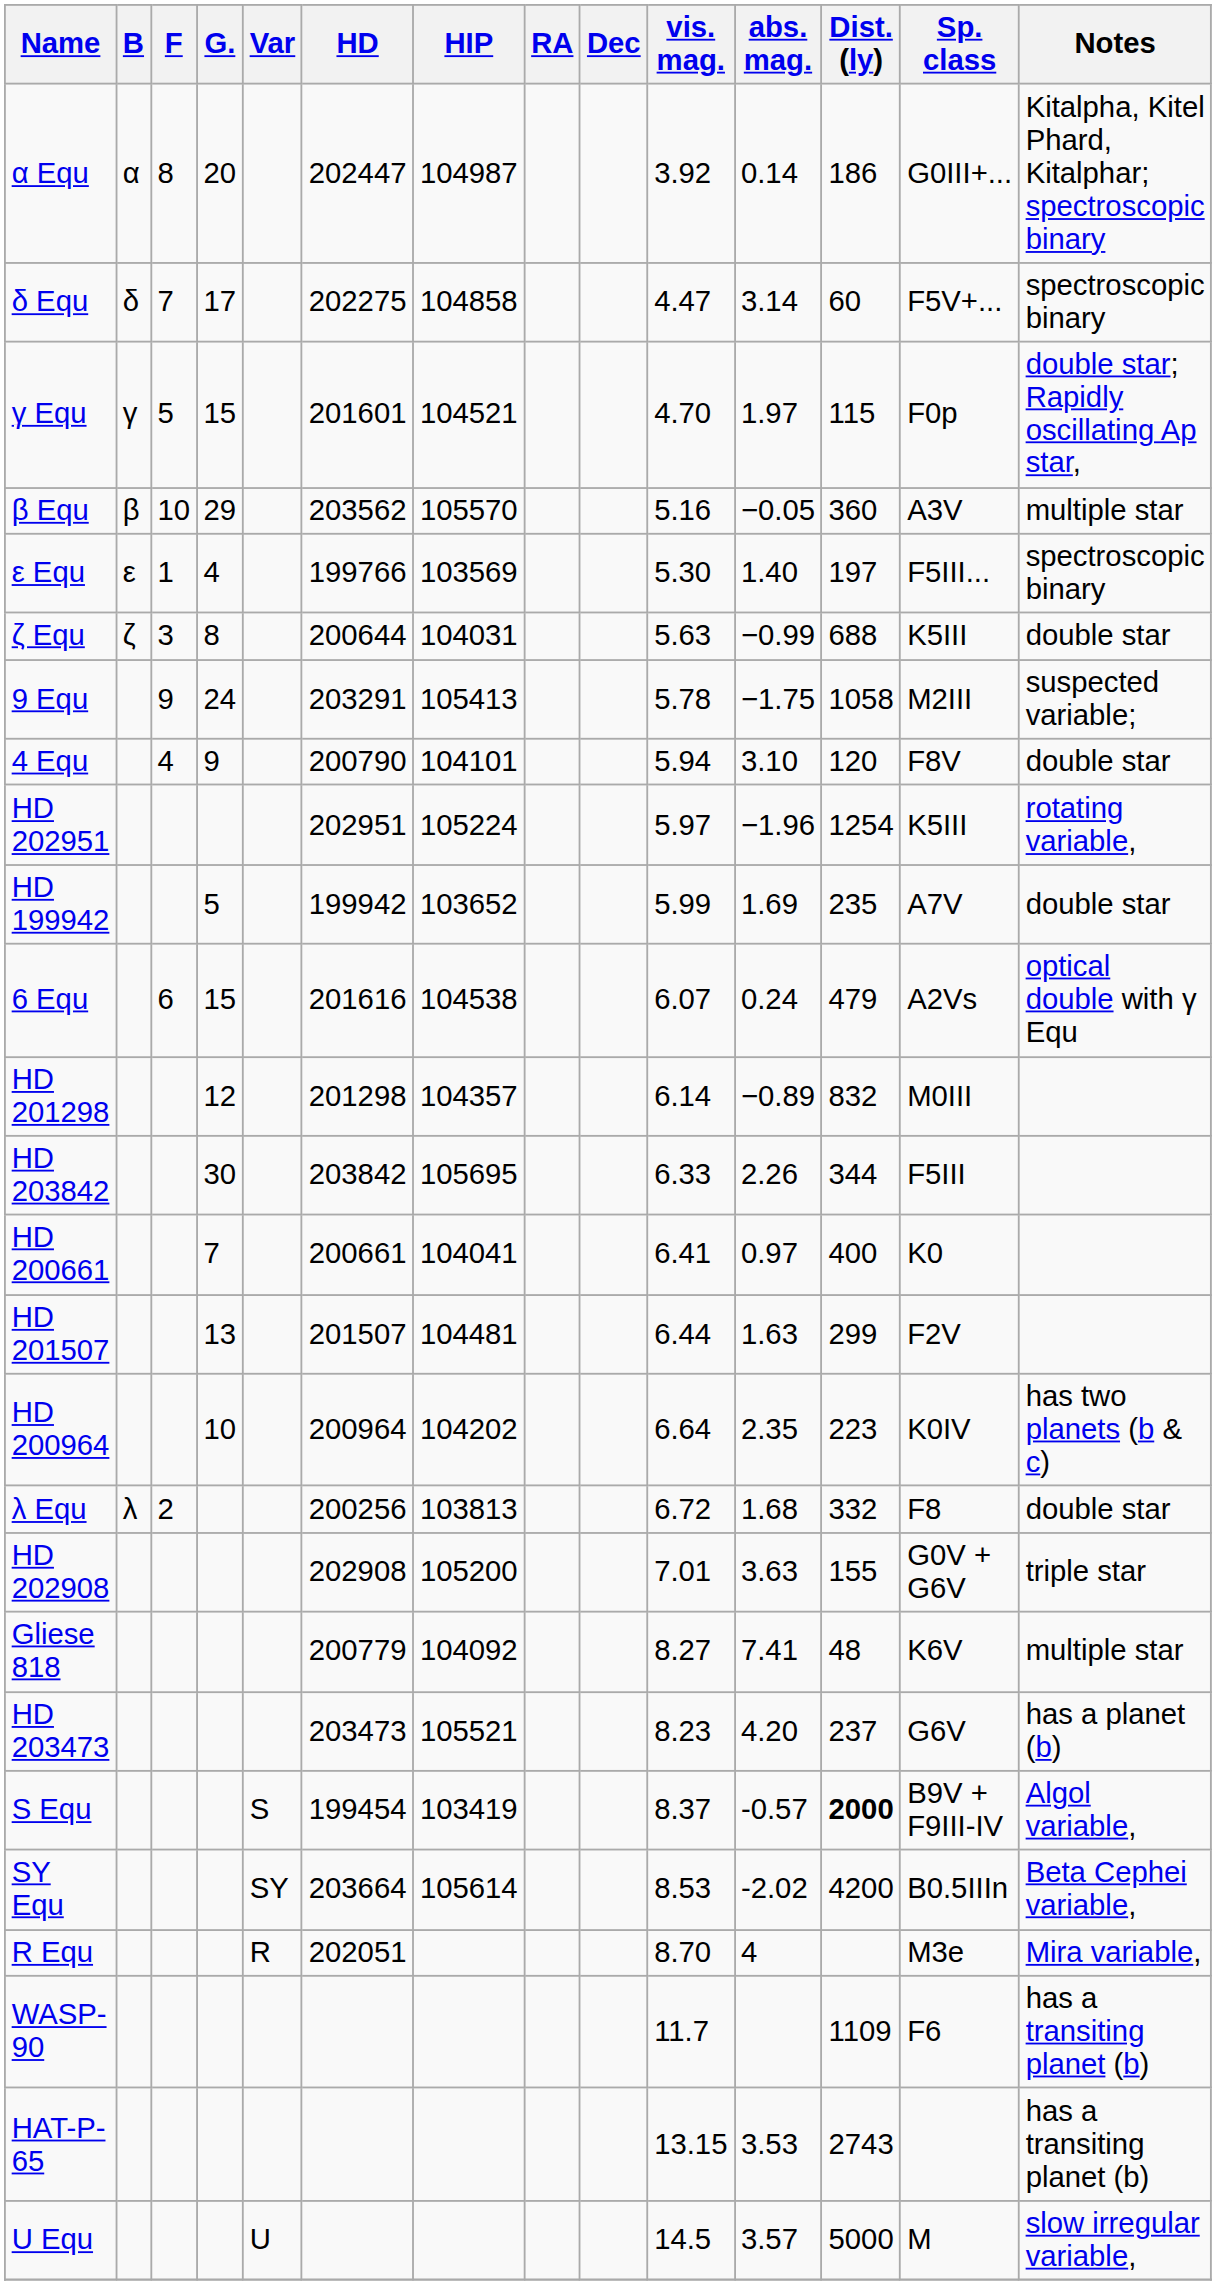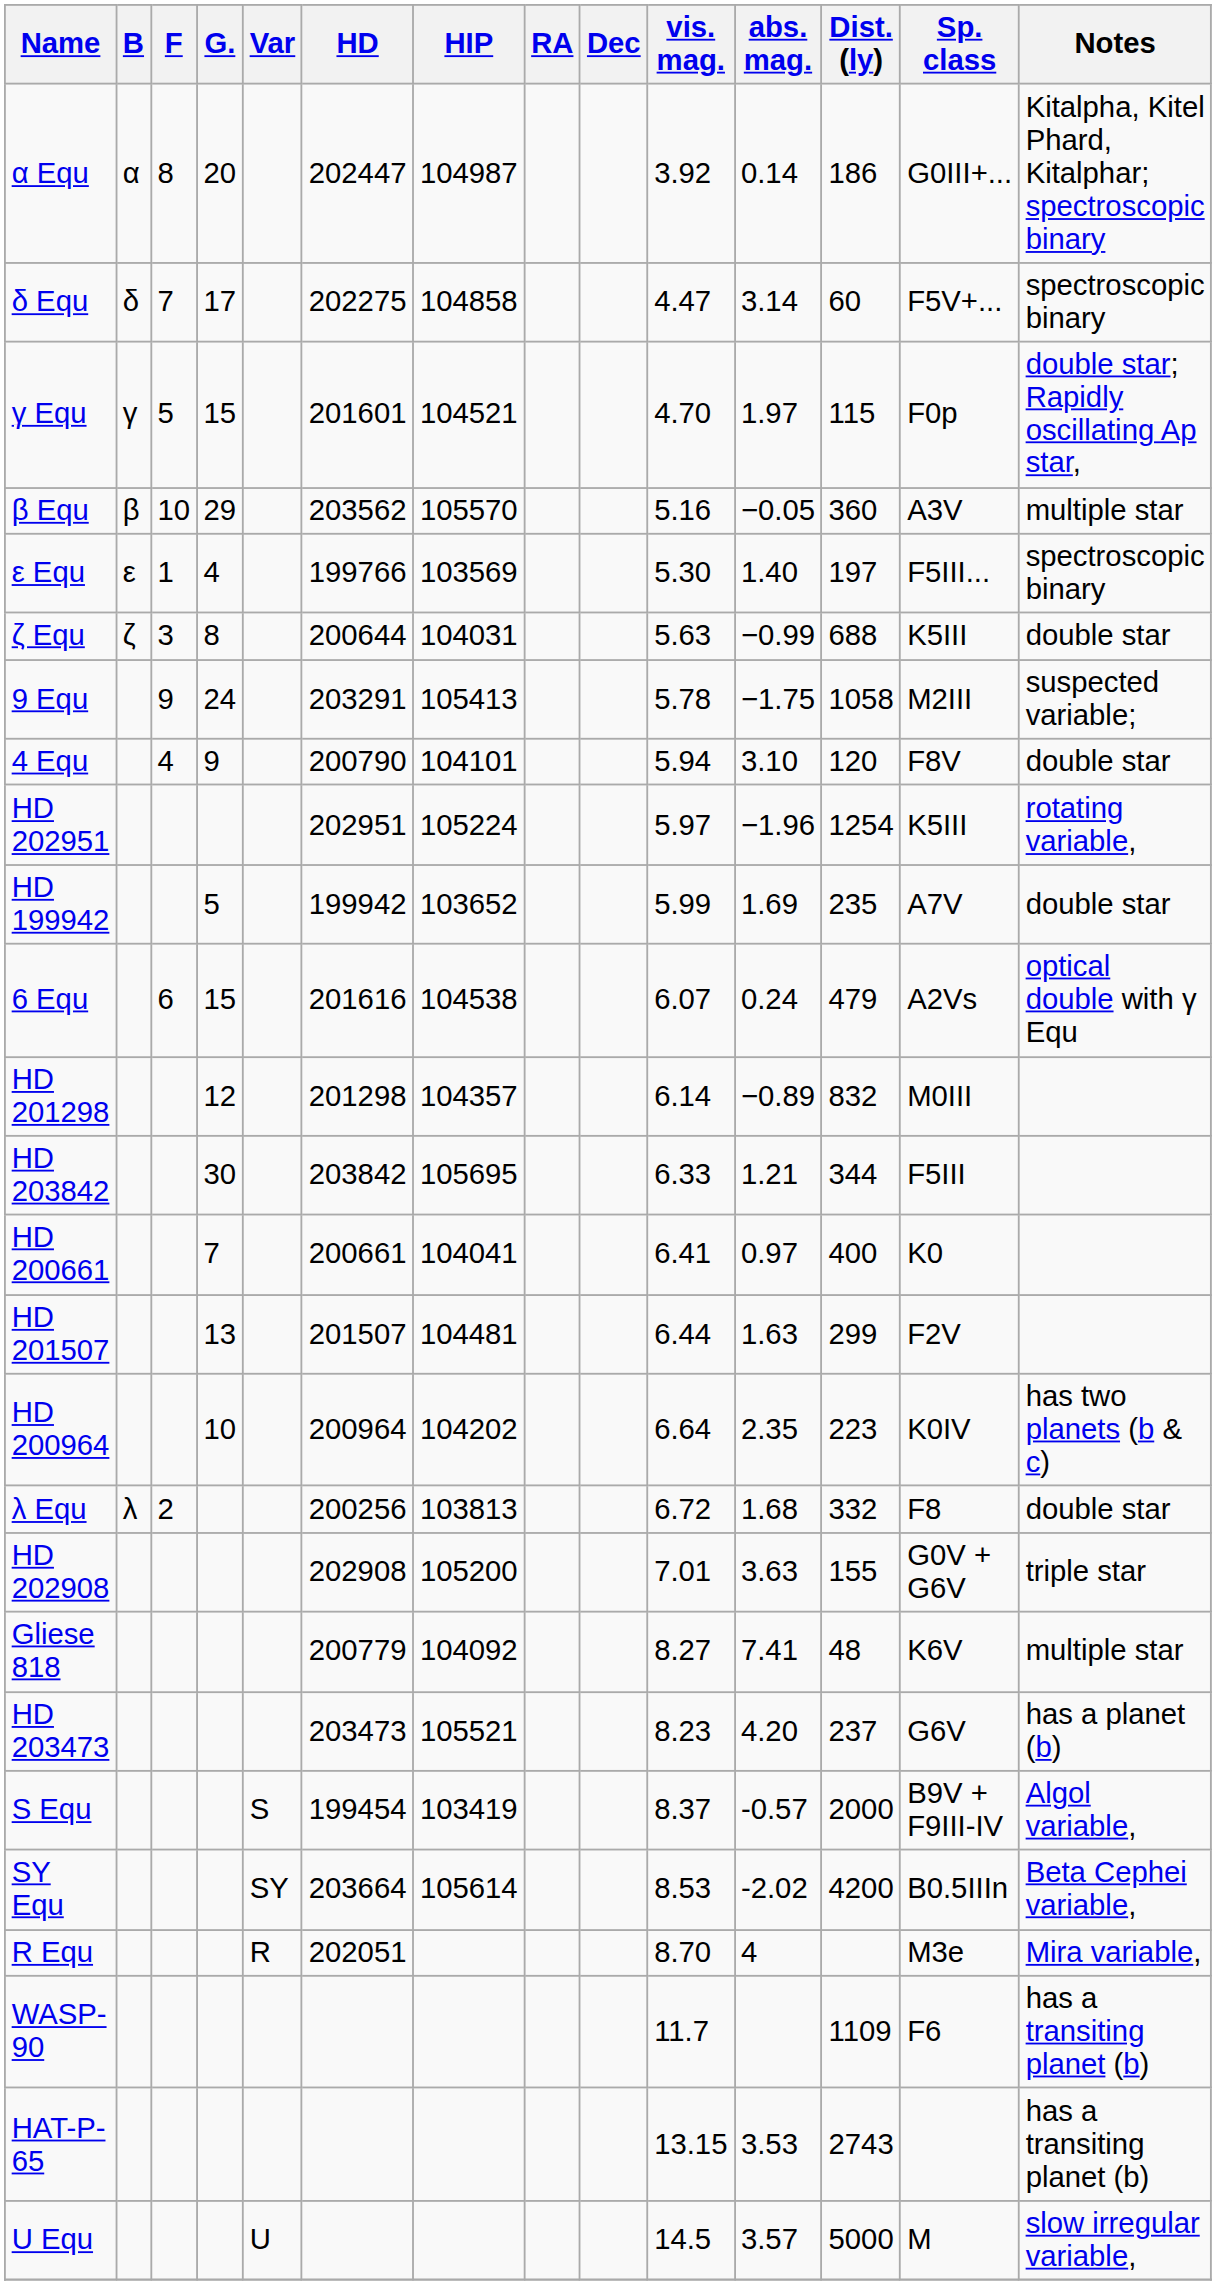(769, 1174) 2.26 -> (769, 1174) 1.21
(861, 1809) bold -> (861, 1809) normal
